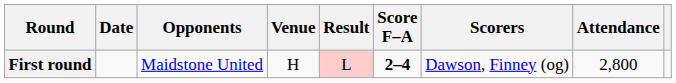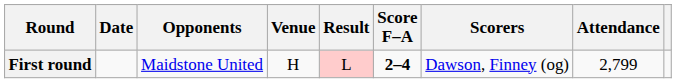(618, 63) 2,800 -> (618, 63) 2,799
